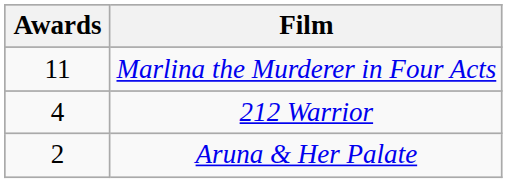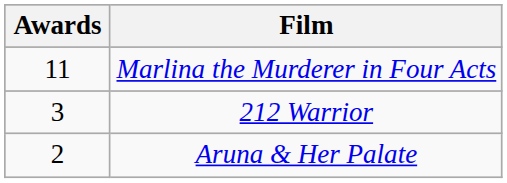(58, 111) 4 -> (58, 111) 3
